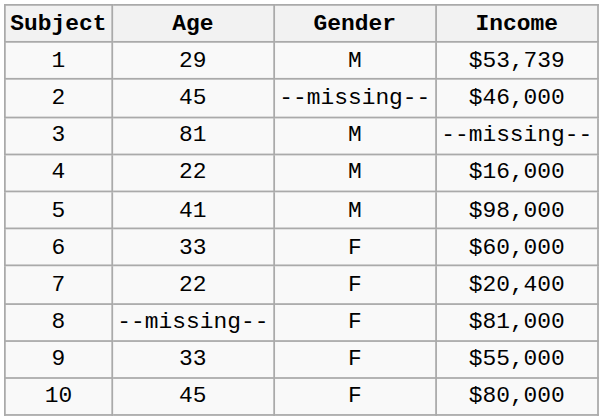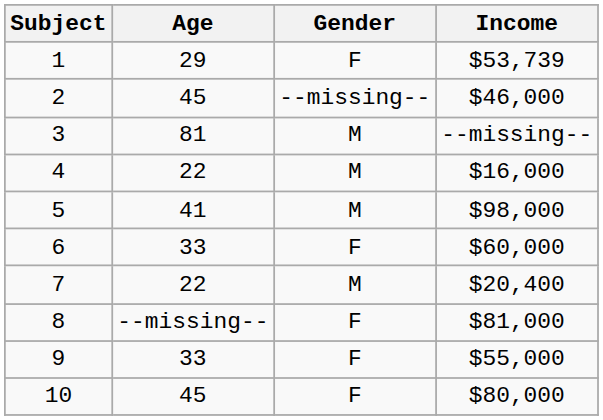(355, 61) M -> (355, 61) F
(355, 285) F -> (355, 285) M
